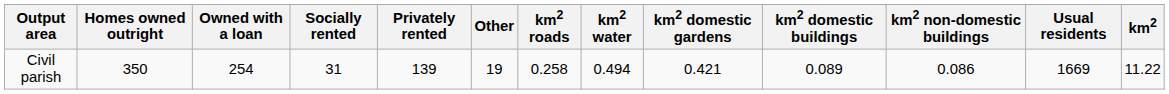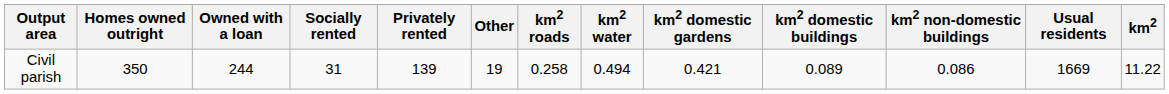(241, 69) 254 -> (241, 69) 244
